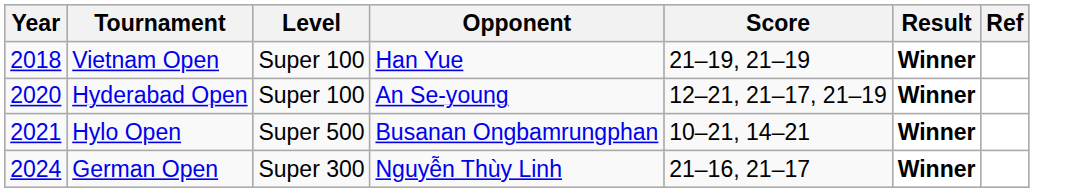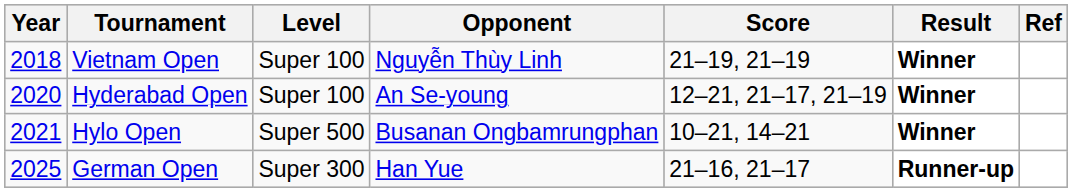(419, 60) Han Yue -> (469, 60) Nguyễn Thùy Linh
(36, 169) 2024 -> (36, 169) 2025
(469, 169) Nguyễn Thùy Linh -> (419, 169) Han Yue
(937, 169) Winner -> (956, 169) Runner-up
